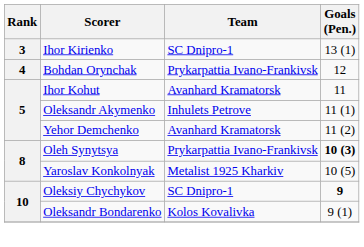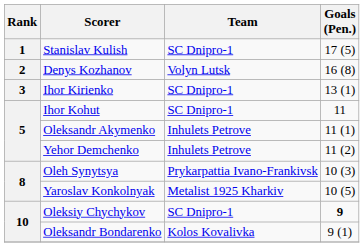+ row: (85, 49)
+ row: (87, 69)
- row: (90, 69)
(224, 89) Avanhard Kramatorsk -> (200, 110) SC Dnipro-1
(224, 130) Avanhard Kramatorsk -> (209, 150) Inhulets Petrove
(340, 150) bold -> (340, 171) normal
